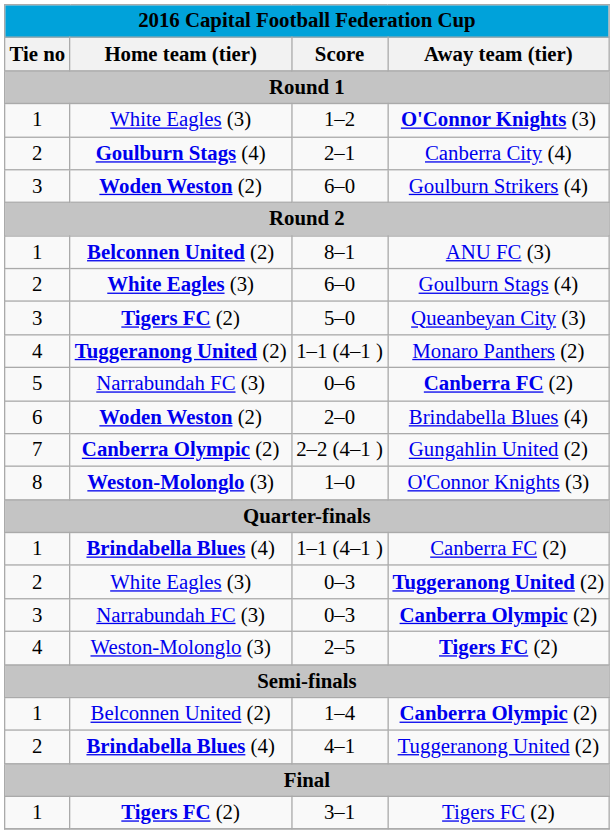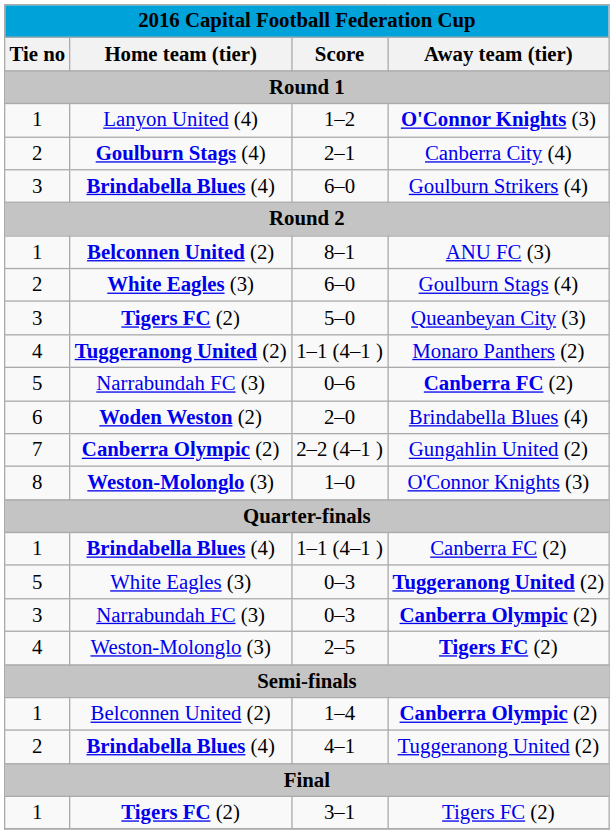(181, 119) White Eagles (3) -> (181, 119) Lanyon United (4)
(181, 185) Woden Weston (2) -> (181, 185) Brindabella Blues (4)
(37, 581) 2 -> (37, 581) 5
